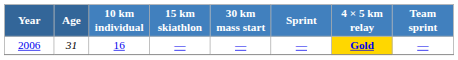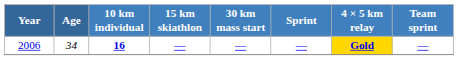(71, 45) 31 -> (71, 45) 34
(119, 45) normal -> (119, 45) bold
